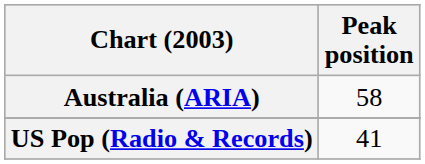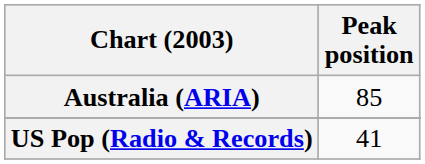(369, 96) 58 -> (369, 96) 85
